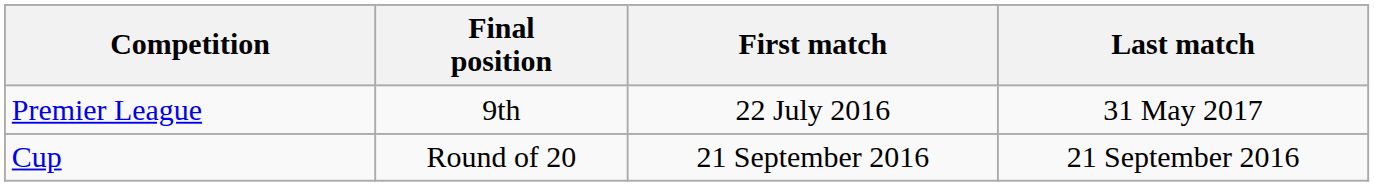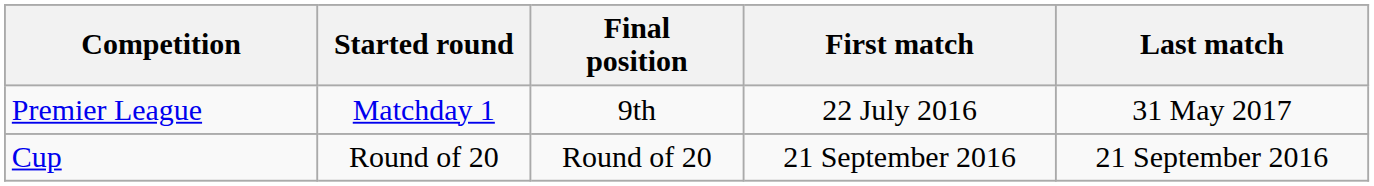+ column: (424, 45)
